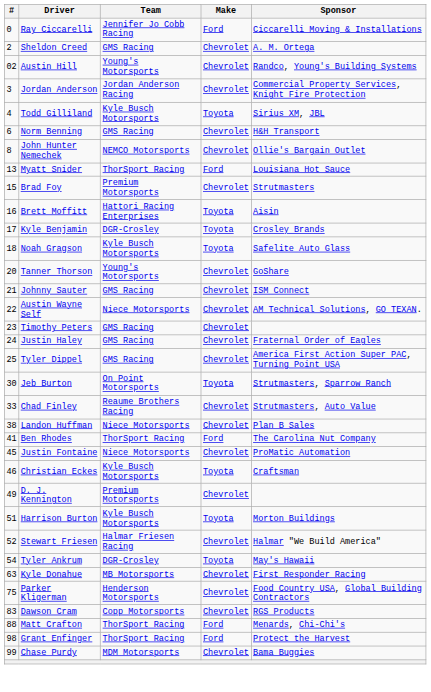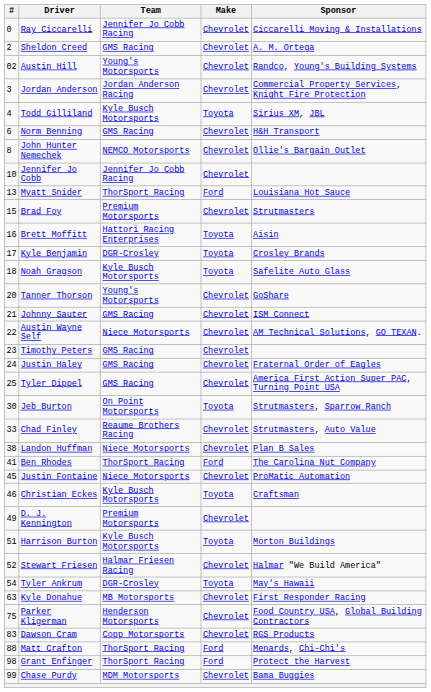(213, 30) Ford -> (226, 30) Chevrolet
+ row: (49, 175)
